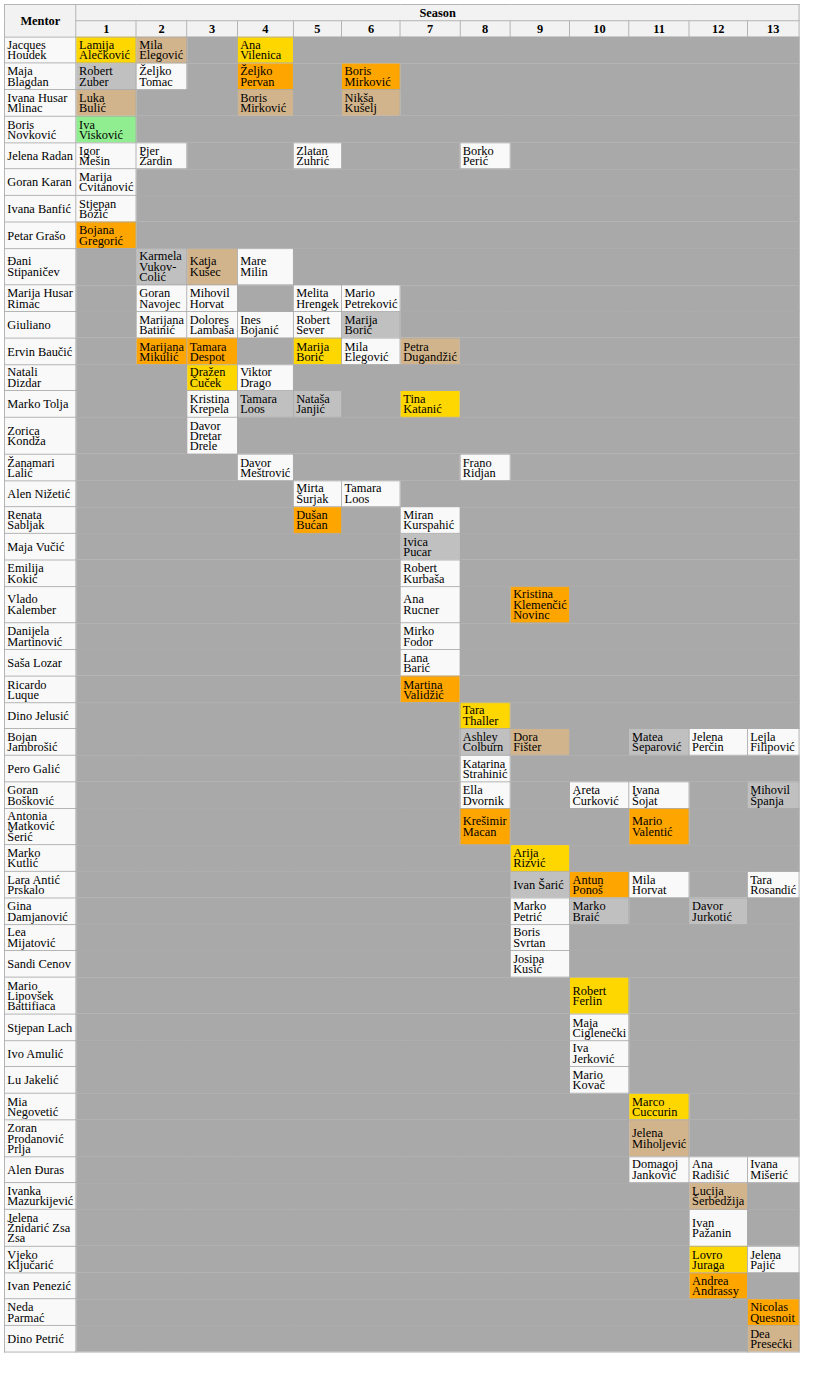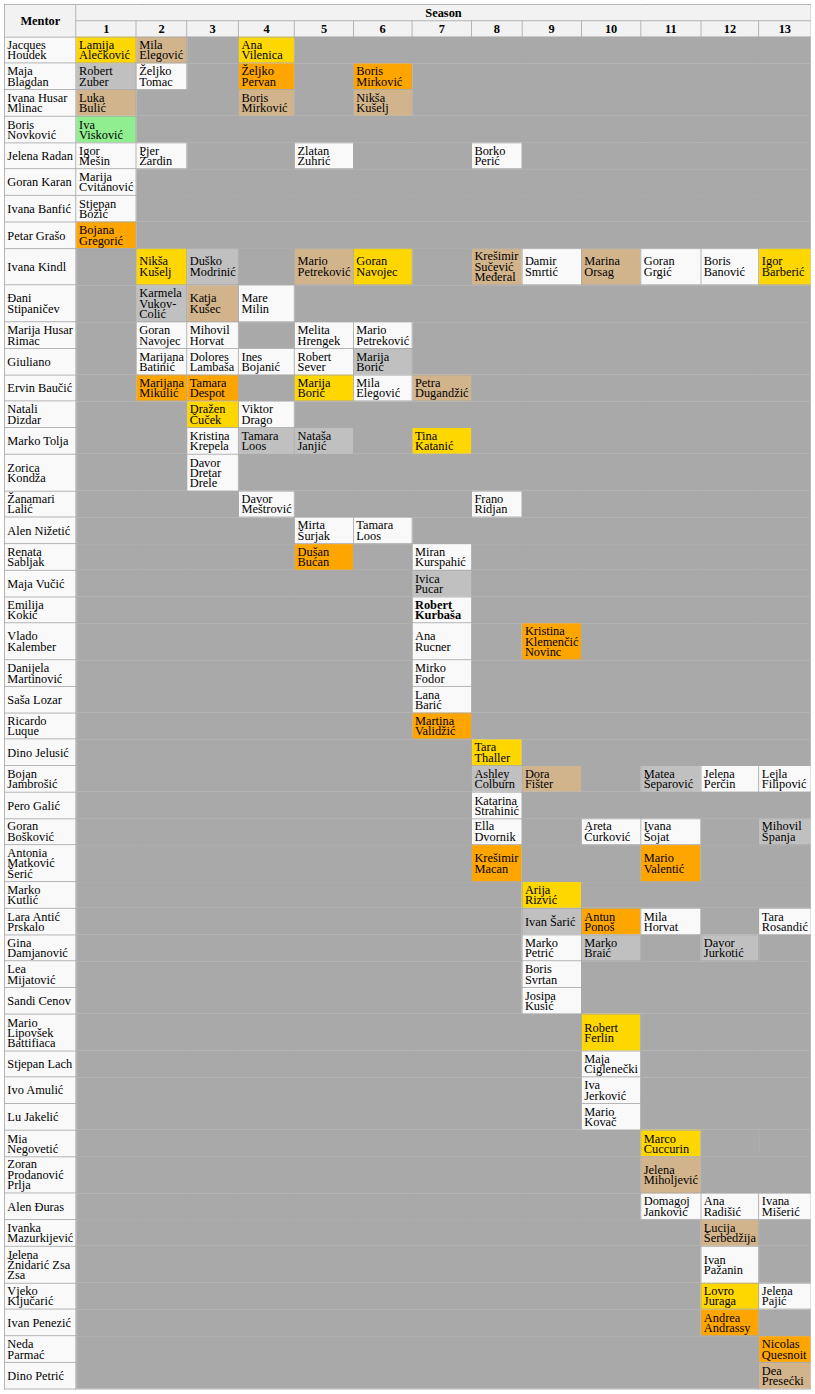+ row: (37, 267)
(424, 573) normal -> (438, 610) bold
